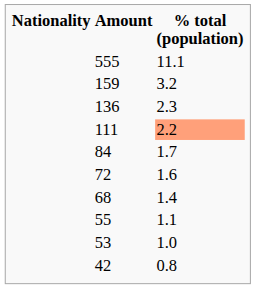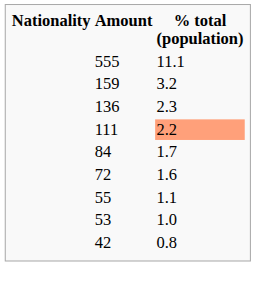- row: (103, 197)
